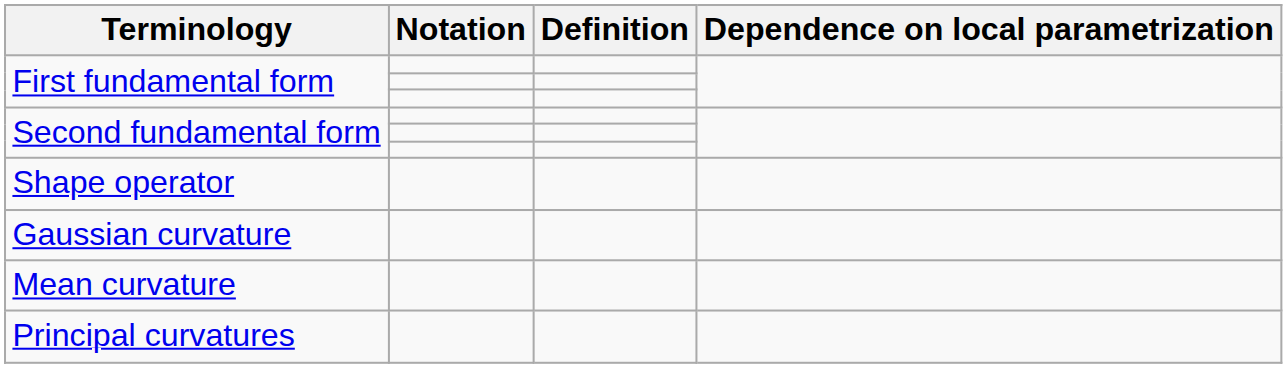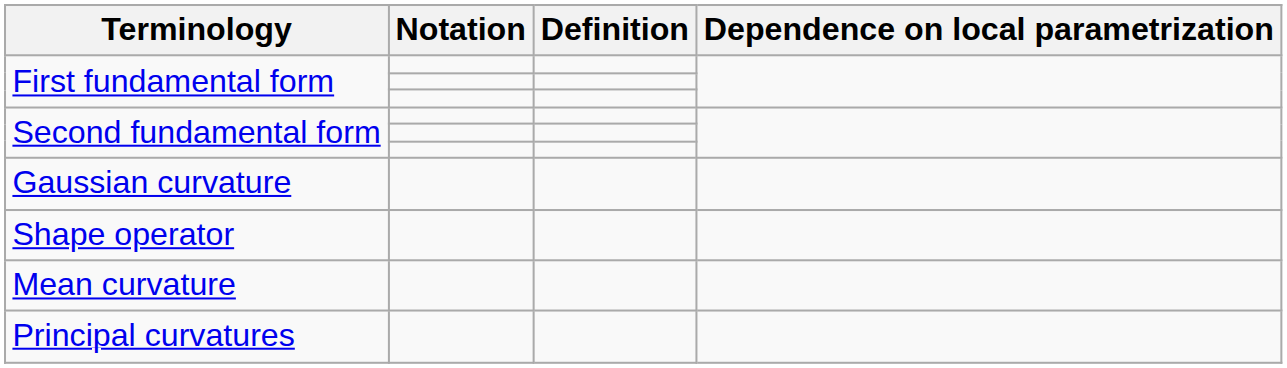rows swapped: (123, 183) <-> (152, 234)
